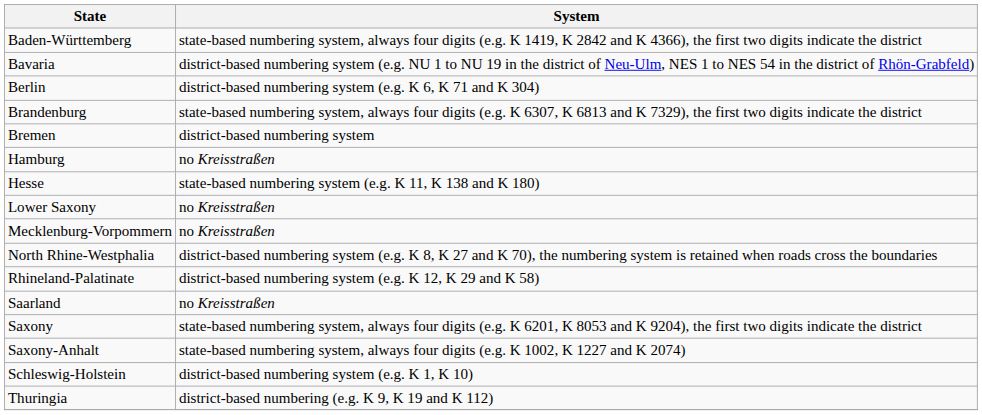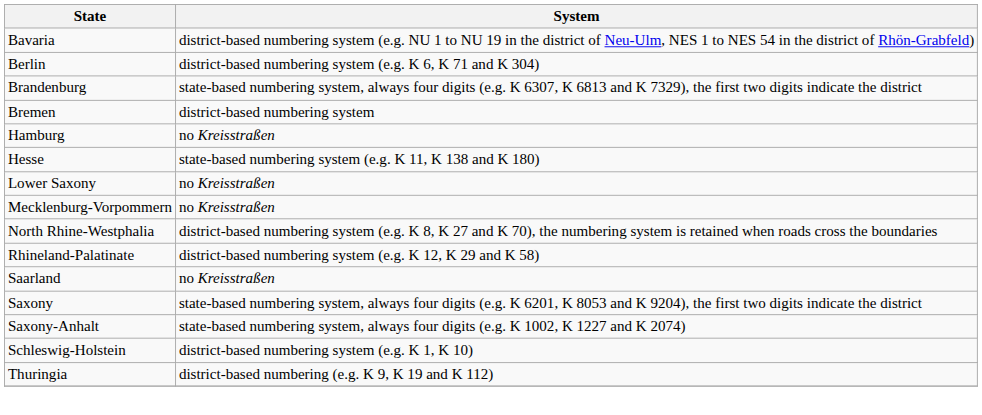- row: (70, 40)
